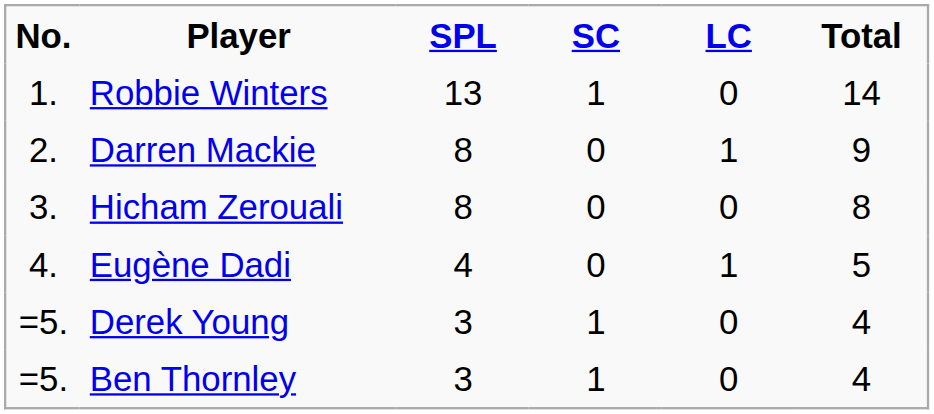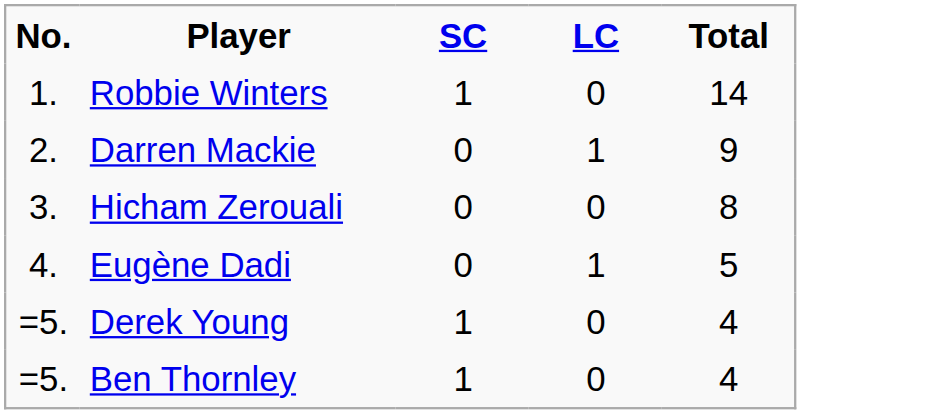- column: (463, 35)
